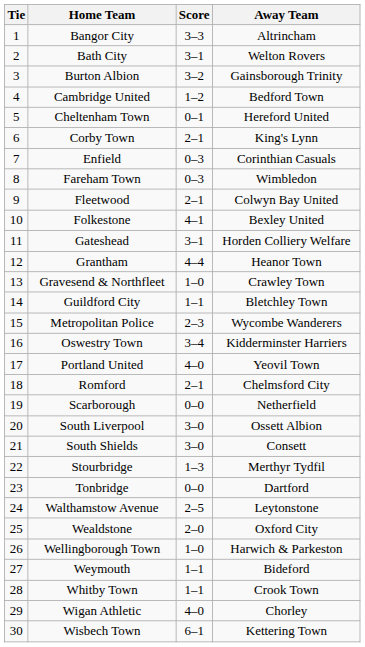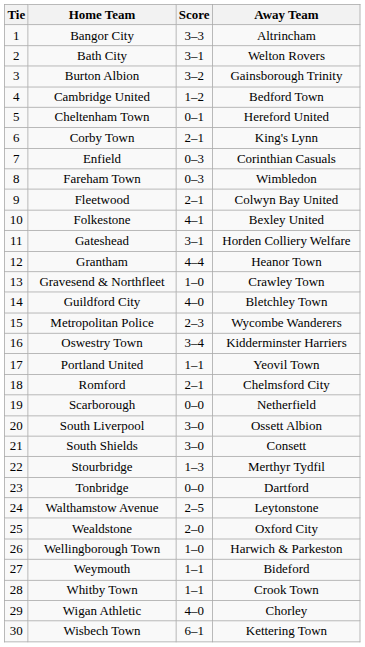(194, 302) 1–1 -> (194, 302) 4–0
(194, 364) 4–0 -> (194, 364) 1–1
